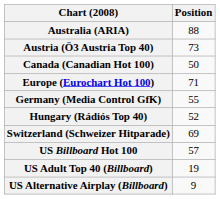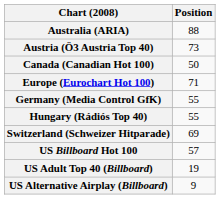(194, 116) 52 -> (194, 116) 55
